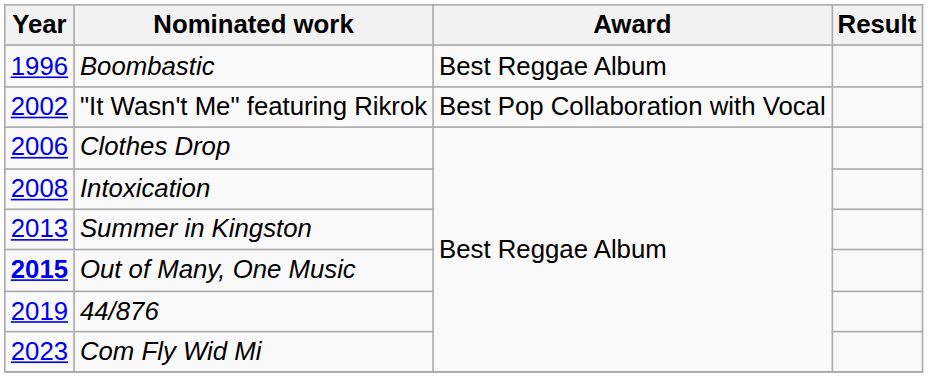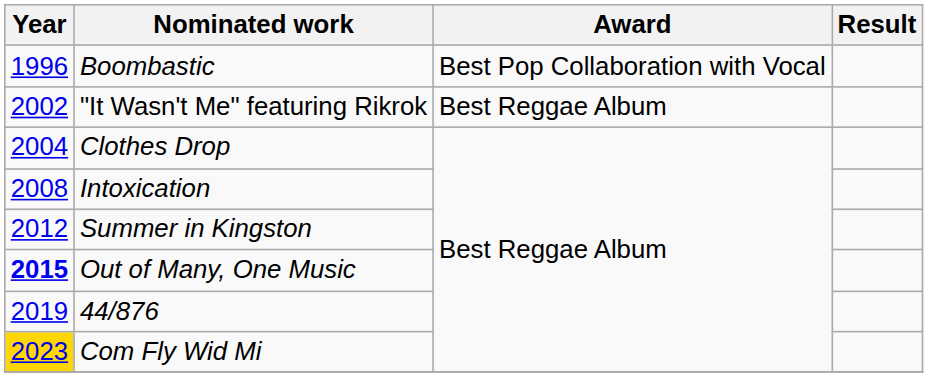(553, 65) Best Reggae Album -> (632, 65) Best Pop Collaboration with Vocal
(632, 106) Best Pop Collaboration with Vocal -> (553, 106) Best Reggae Album
(39, 147) 2006 -> (39, 147) 2004
(39, 229) 2013 -> (39, 229) 2012
(39, 351) no background -> (39, 351) gold background
